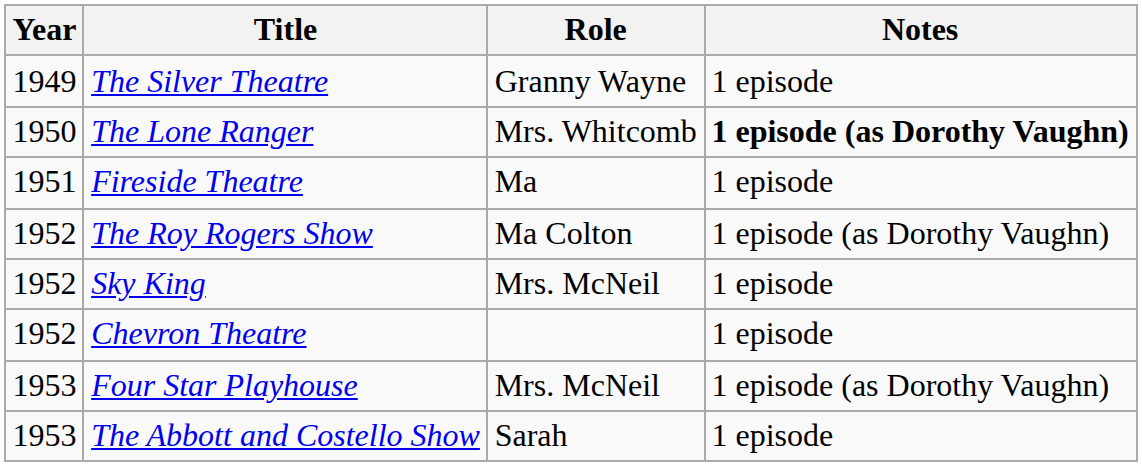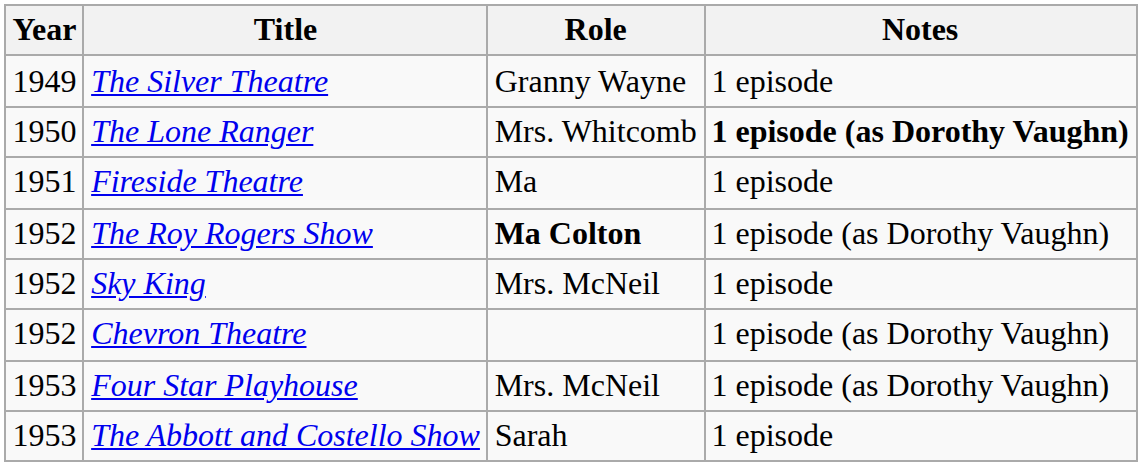(564, 232) normal -> (568, 232) bold
(772, 334) 1 episode -> (910, 334) 1 episode (as Dorothy Vaughn)
